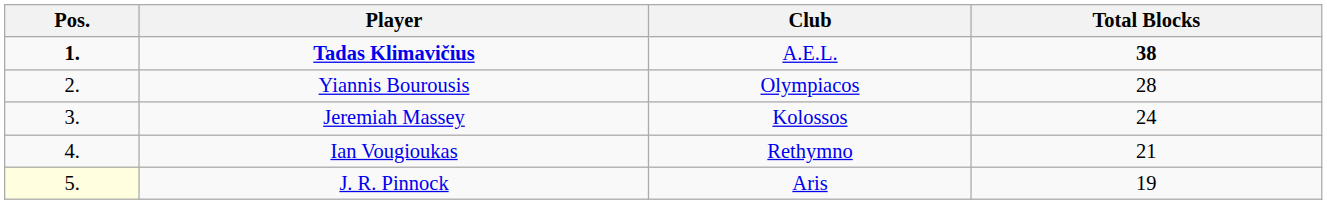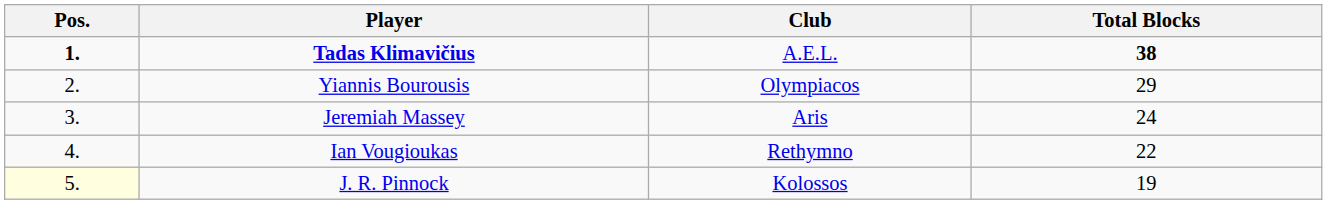(1146, 85) 28 -> (1146, 85) 29
(810, 118) Kolossos -> (810, 118) Aris
(1146, 150) 21 -> (1146, 150) 22
(810, 183) Aris -> (810, 183) Kolossos
